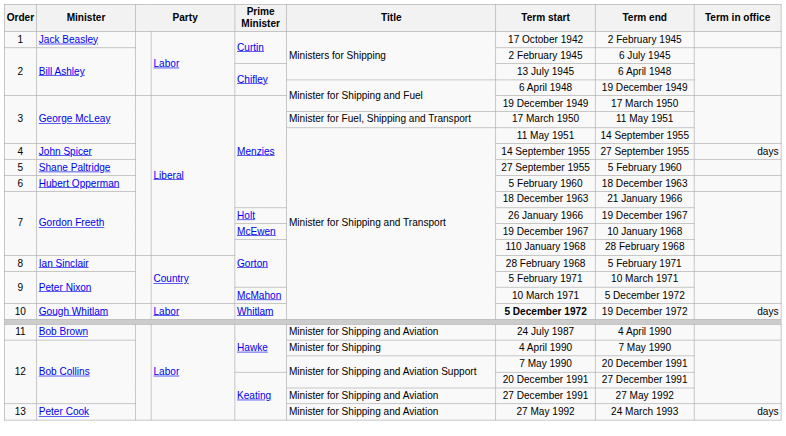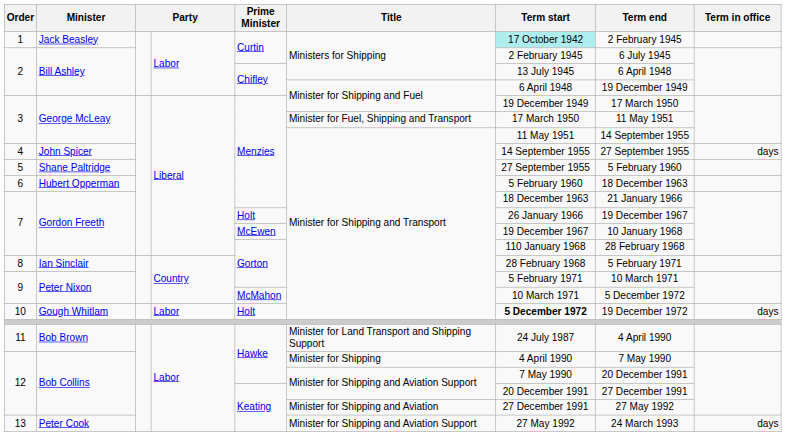(546, 39) no background -> (546, 39) paleturquoise background
(255, 311) Whitlam -> (246, 311) Holt
(364, 332) Minister for Shipping and Aviation -> (380, 337) Minister for Land Transport and Shipping Support
(364, 412) Minister for Shipping and Aviation -> (383, 423) Minister for Shipping and Aviation Support
